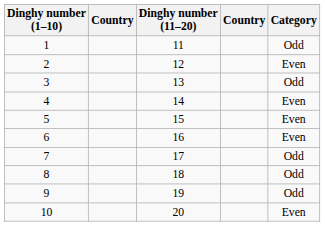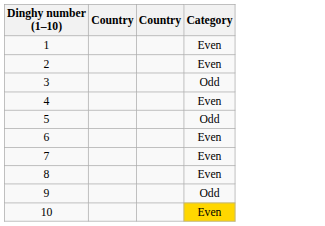- column: (178, 20)
(294, 45) Odd -> (209, 45) Even
(294, 119) Even -> (209, 119) Odd
(294, 156) Odd -> (209, 156) Even
(294, 175) Odd -> (209, 175) Even
(294, 212) no background -> (209, 212) gold background
